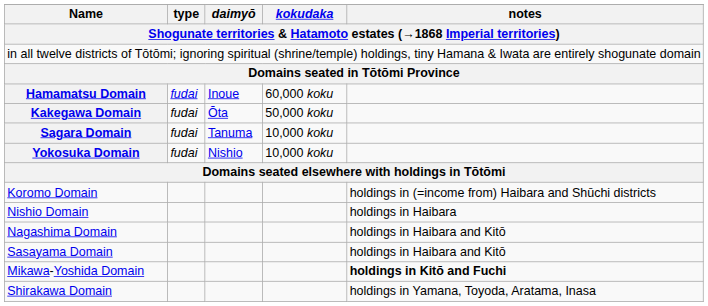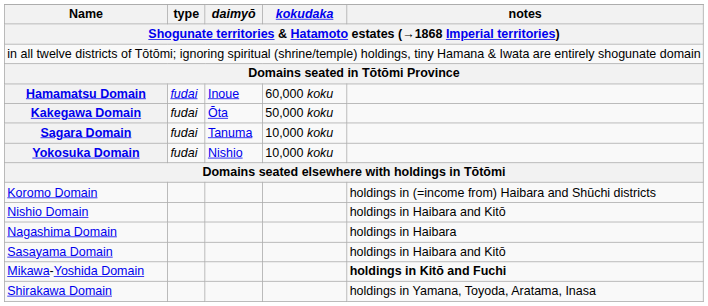(403, 212) holdings in Haibara -> (428, 212) holdings in Haibara and Kitō
(428, 232) holdings in Haibara and Kitō -> (403, 232) holdings in Haibara
